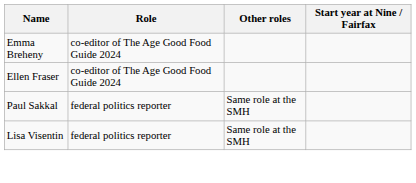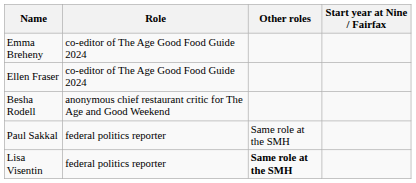+ row: (21, 106)
(261, 135) normal -> (279, 164) bold
